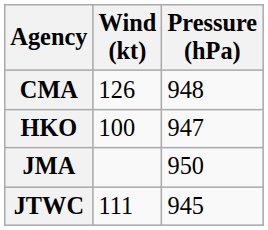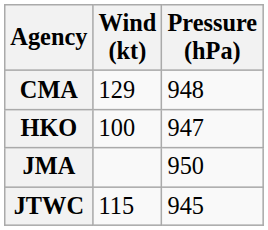(117, 89) 126 -> (117, 89) 129
(116, 205) 111 -> (116, 205) 115
